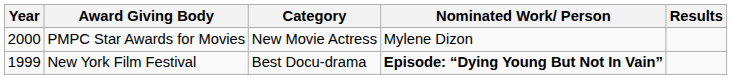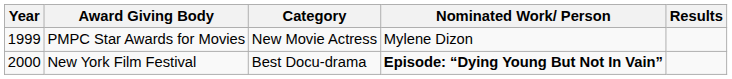(24, 39) 2000 -> (24, 39) 1999
(24, 62) 1999 -> (24, 62) 2000
